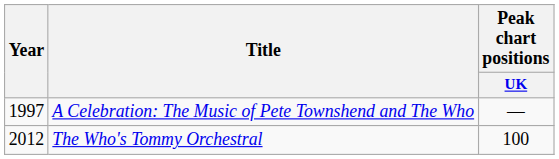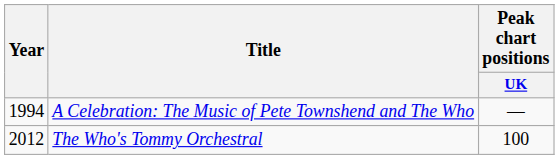(26, 111) 1997 -> (26, 111) 1994
